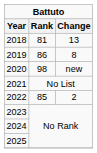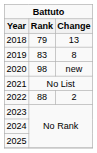(42, 41) 81 -> (42, 41) 79
(42, 55) 86 -> (42, 55) 83
(42, 98) 85 -> (42, 98) 88
